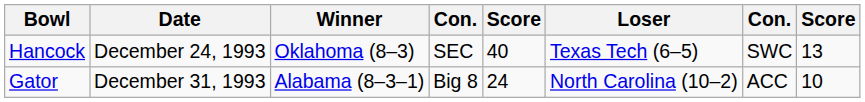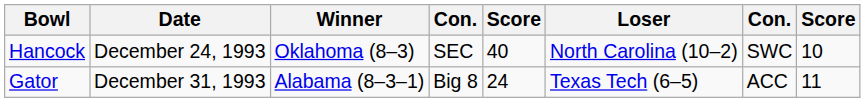(624, 50) Texas Tech (6–5) -> (644, 50) North Carolina (10–2)
(812, 50) 13 -> (812, 50) 10
(644, 81) North Carolina (10–2) -> (624, 81) Texas Tech (6–5)
(812, 81) 10 -> (811, 81) 11
